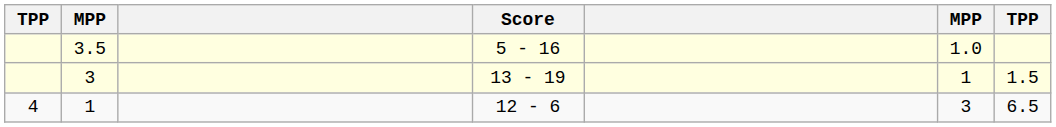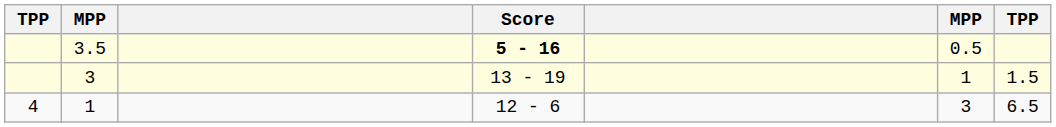(528, 49) normal -> (528, 49) bold
(966, 49) 1.0 -> (966, 49) 0.5
